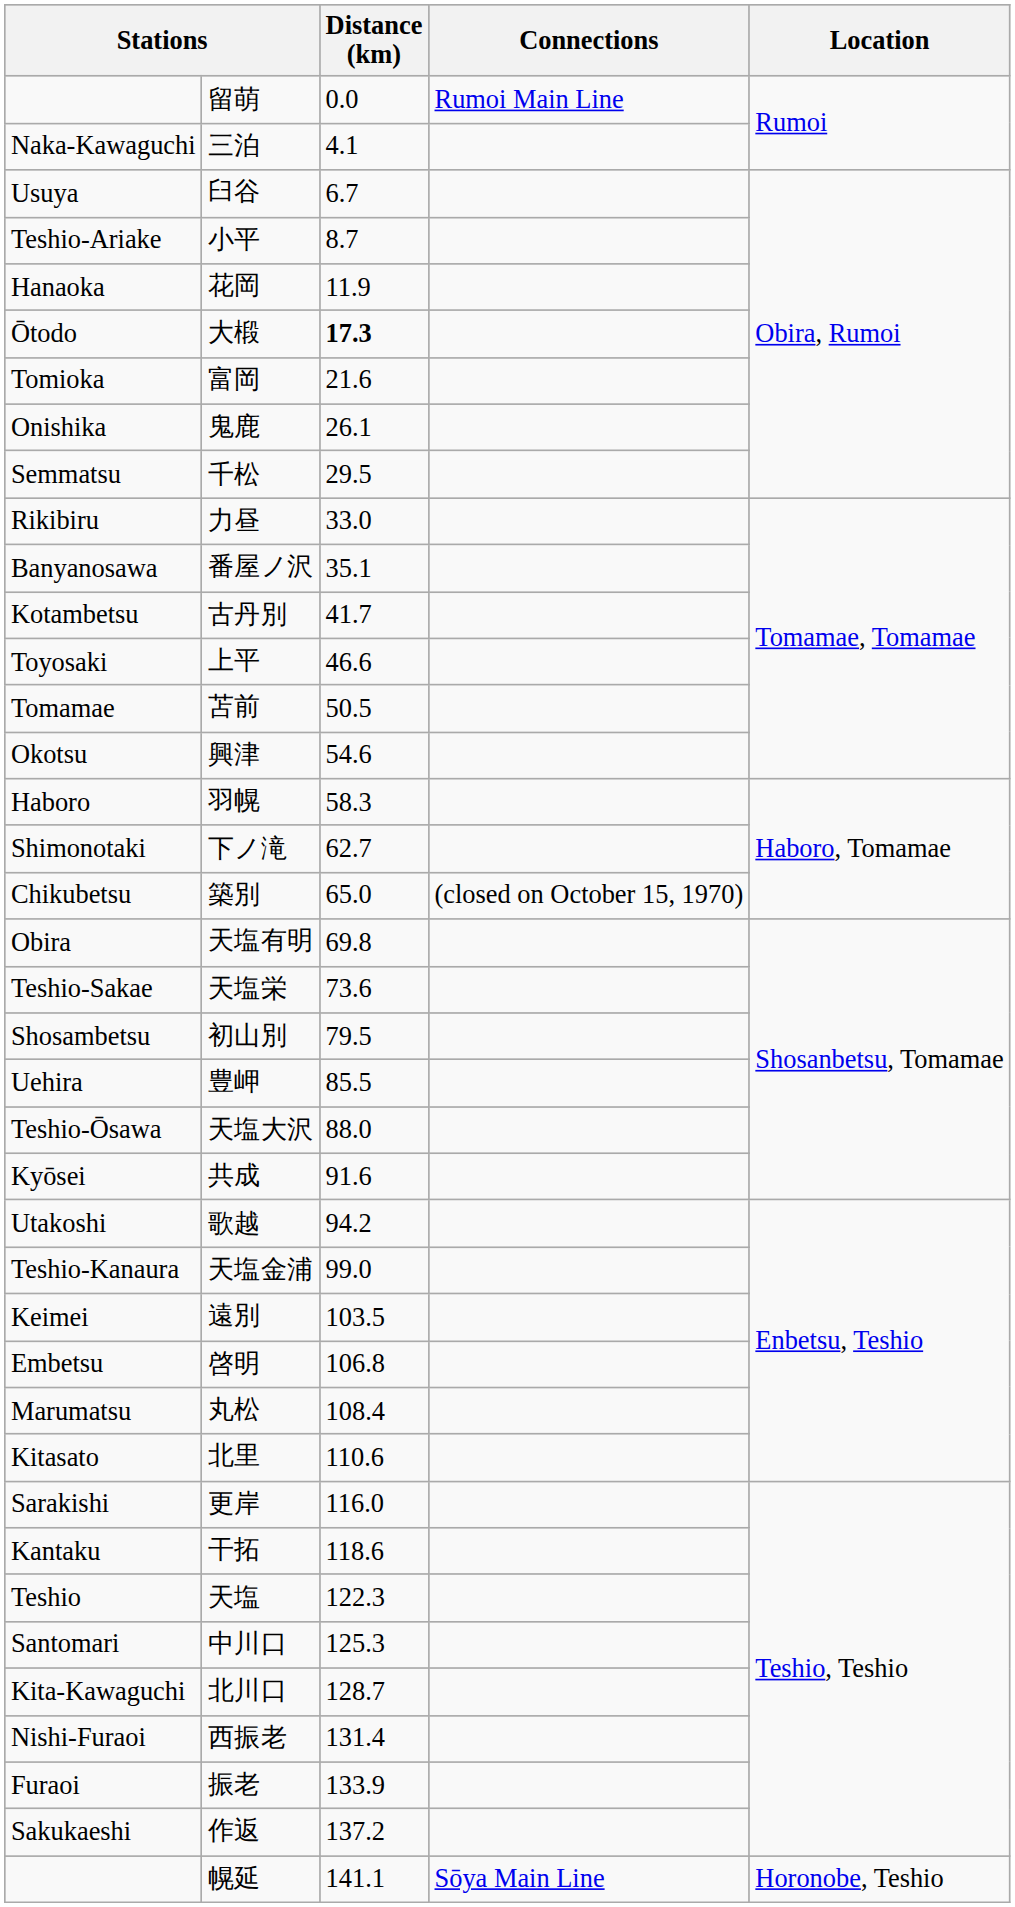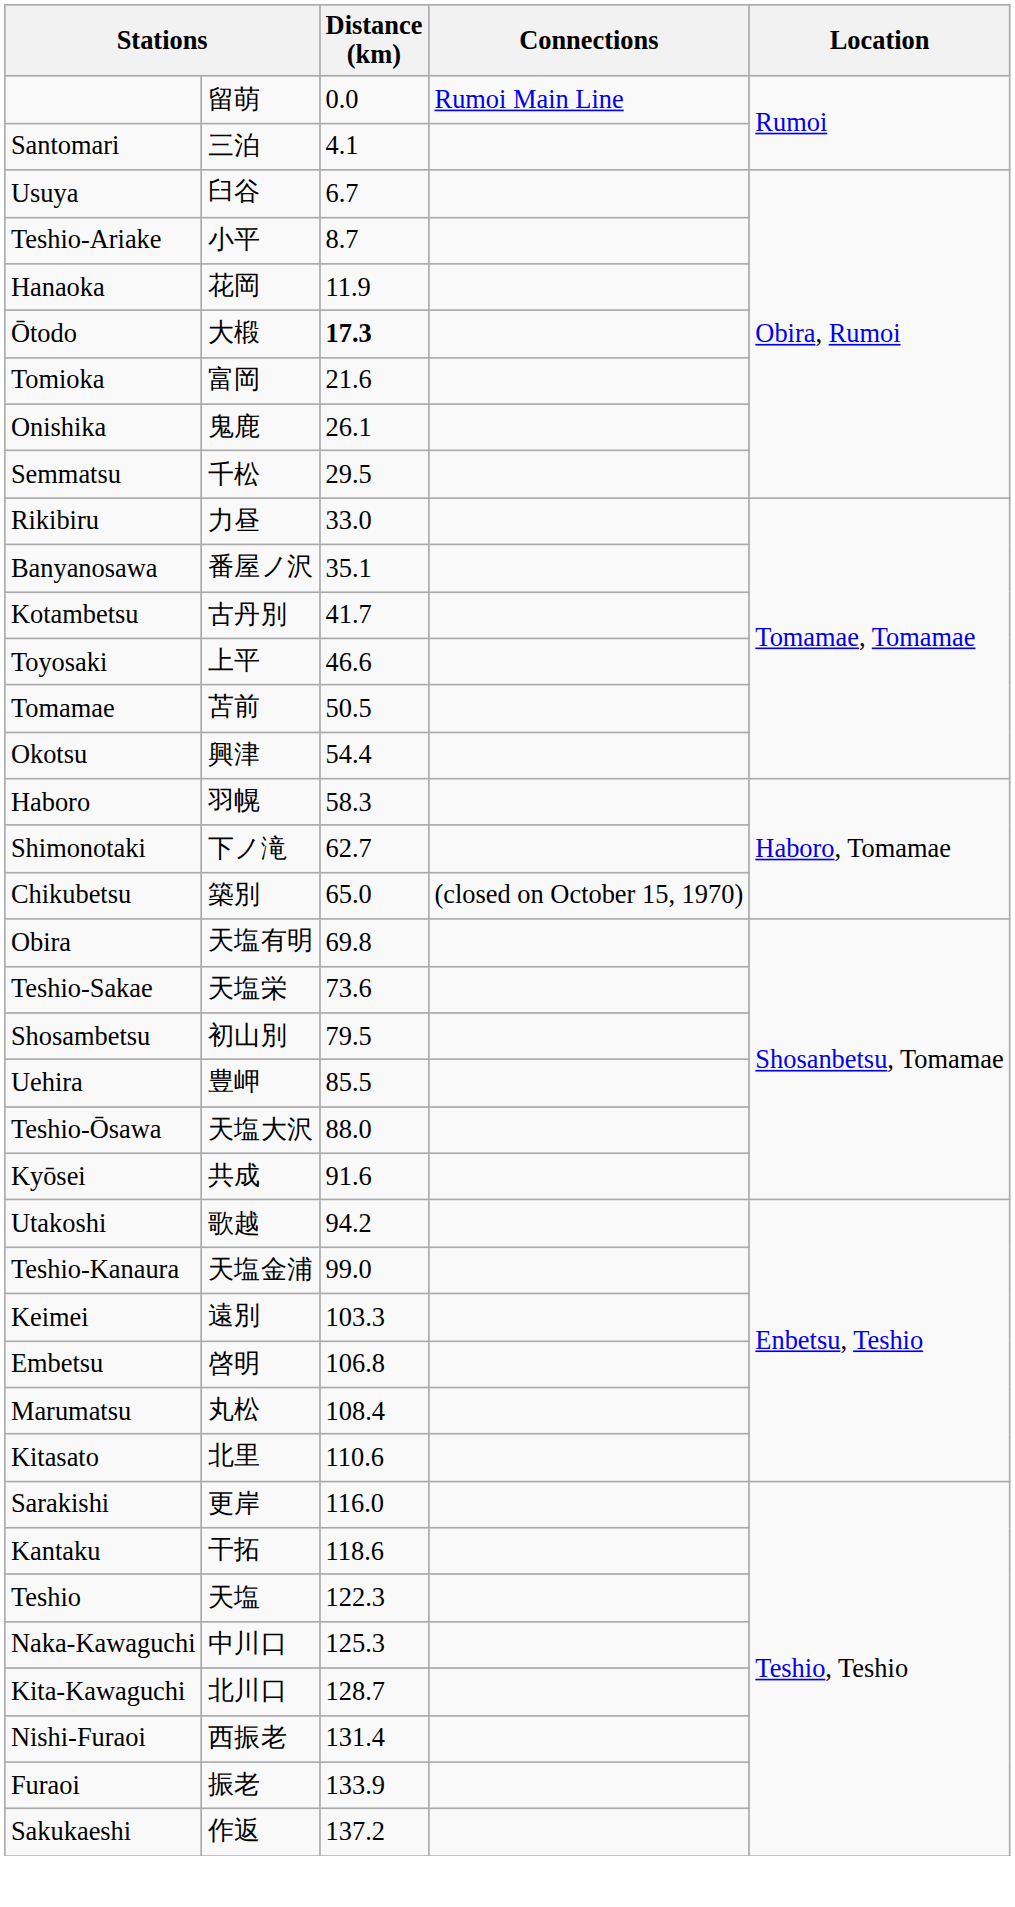(103, 146) Naka-Kawaguchi -> (65, 146) Santomari
(349, 754) 54.6 -> (349, 754) 54.4
(355, 1316) 103.5 -> (355, 1316) 103.3
(65, 1644) Santomari -> (103, 1644) Naka-Kawaguchi
- row: (234, 1877)
